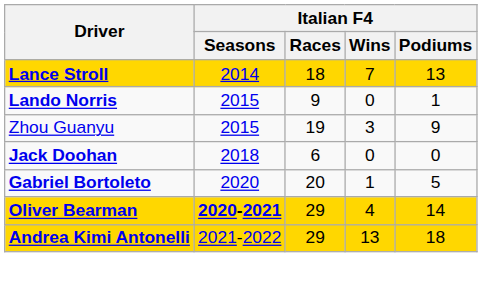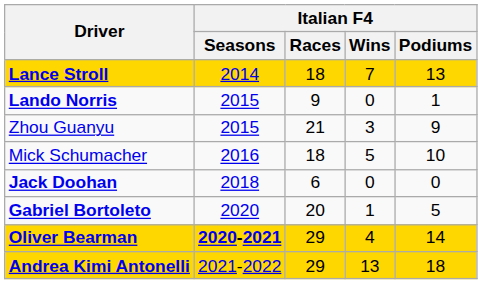(315, 128) 19 -> (315, 128) 21
+ row: (78, 155)
